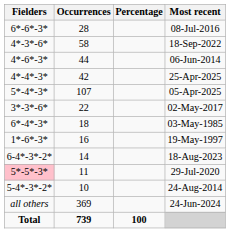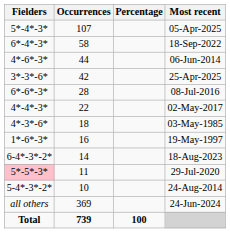rows swapped: (195, 92) <-> (195, 28)
(29, 44) 4*-3*-6* -> (29, 44) 6*-4*-3*
(29, 76) 4*-4*-3* -> (29, 76) 3*-3*-6*
(29, 108) 3*-3*-6* -> (29, 108) 4*-4*-3*
(29, 124) 6*-4*-3* -> (29, 124) 4*-3*-6*
